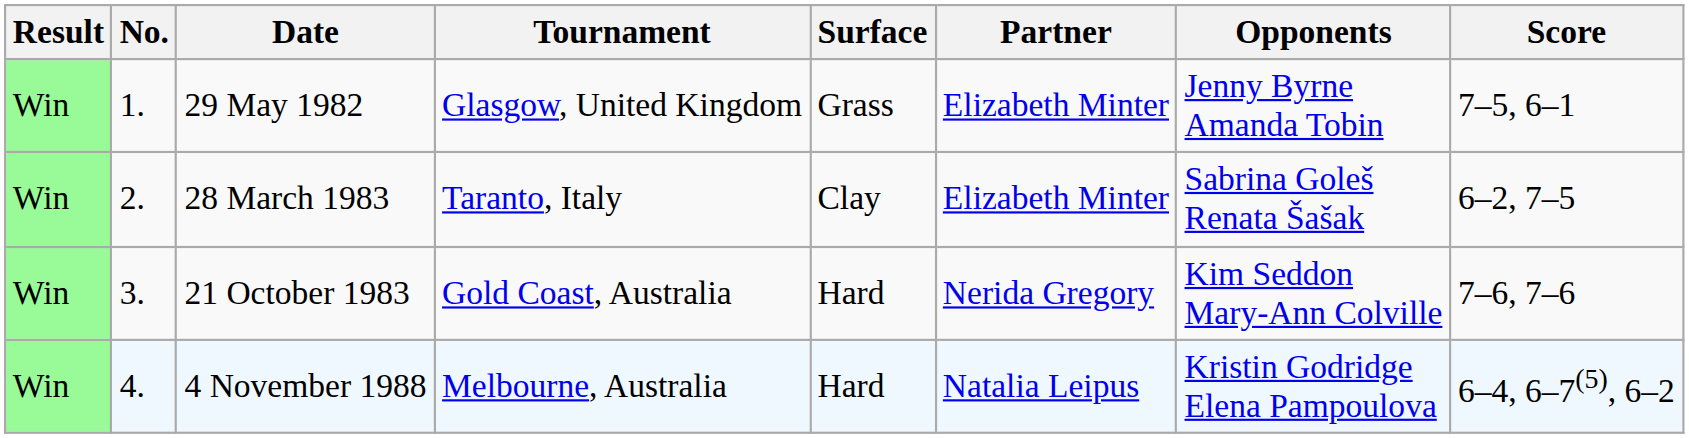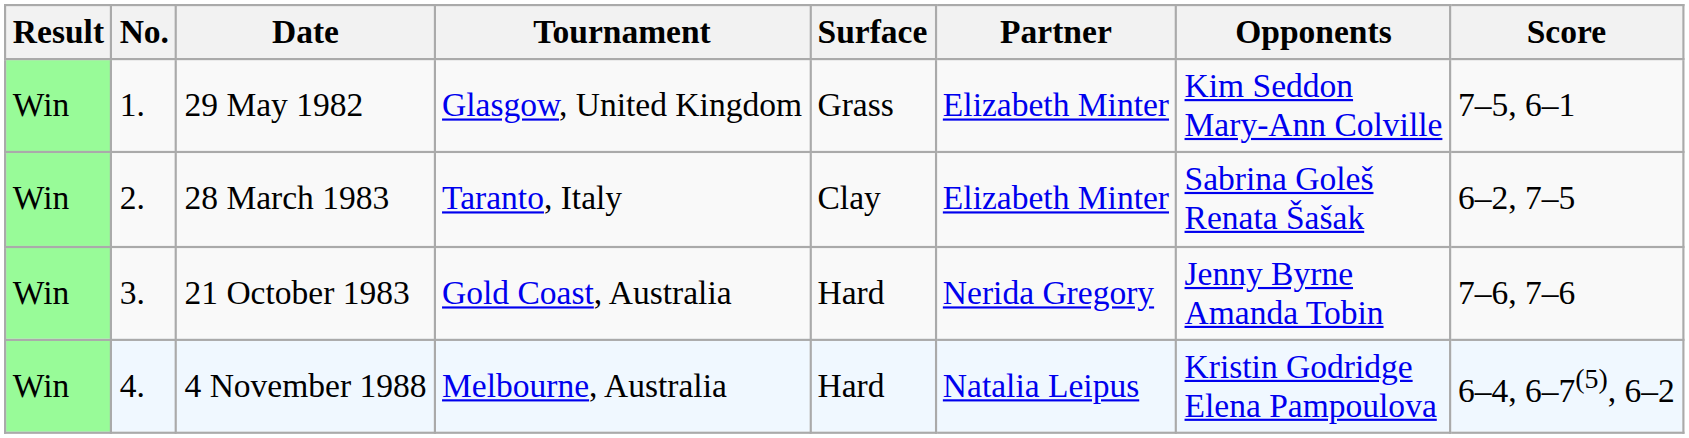(1284, 105) Jenny Byrne Amanda Tobin -> (1313, 105) Kim Seddon Mary-Ann Colville
(1313, 291) Kim Seddon Mary-Ann Colville -> (1284, 291) Jenny Byrne Amanda Tobin
